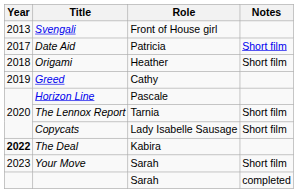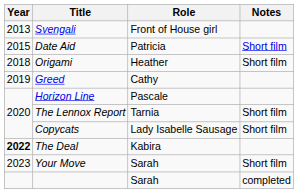(19, 46) 2017 -> (19, 46) 2015
